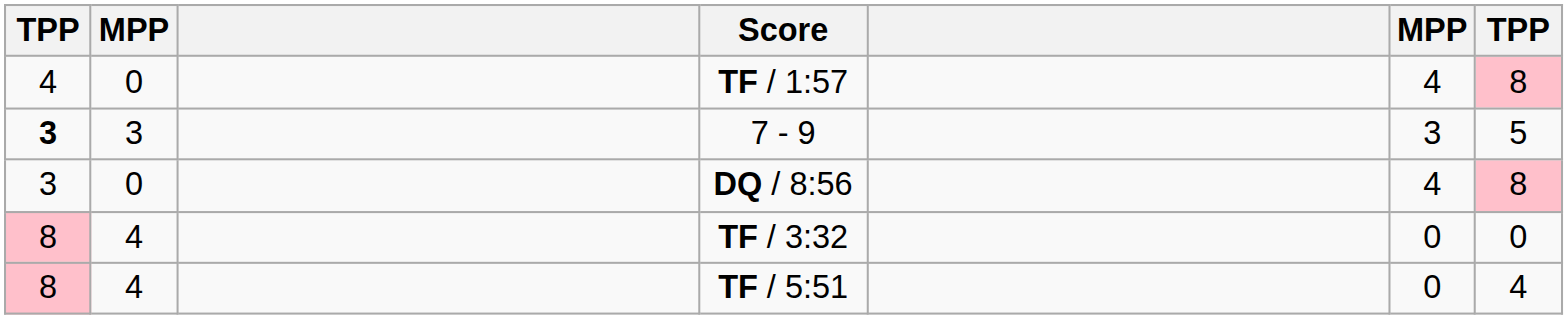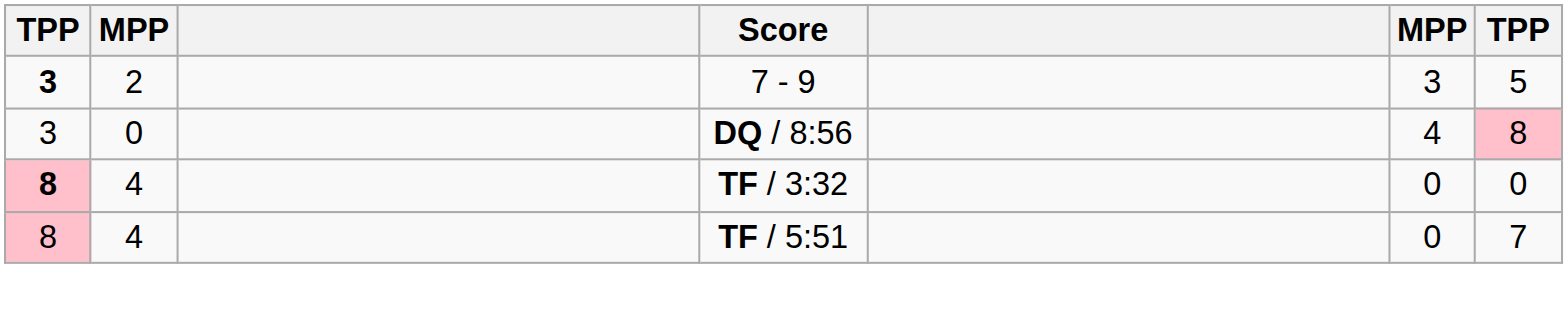- row: (783, 81)
(134, 133) 3 -> (134, 81) 2
(48, 236) normal -> (48, 184) bold
(1518, 287) 4 -> (1518, 236) 7
